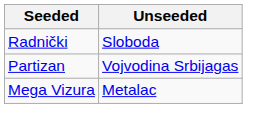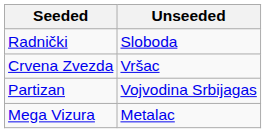+ row: (61, 66)
